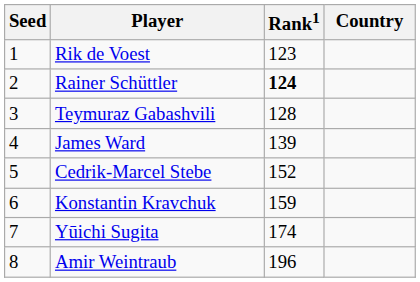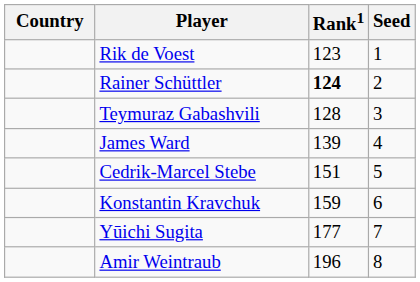columns swapped: (369, 21) <-> (28, 21)
(282, 172) 152 -> (327, 172) 151
(282, 232) 174 -> (327, 232) 177
